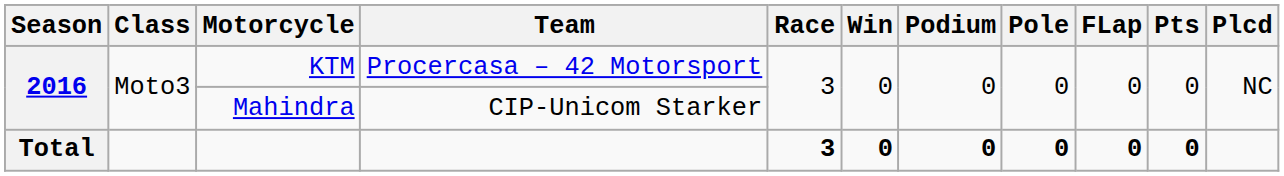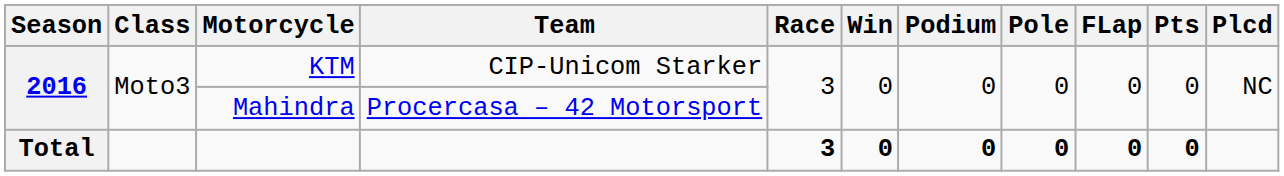(564, 67) Procercasa – 42 Motorsport -> (625, 67) CIP-Unicom Starker
(625, 108) CIP-Unicom Starker -> (564, 108) Procercasa – 42 Motorsport
